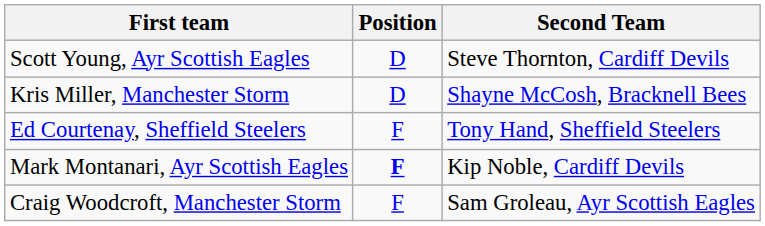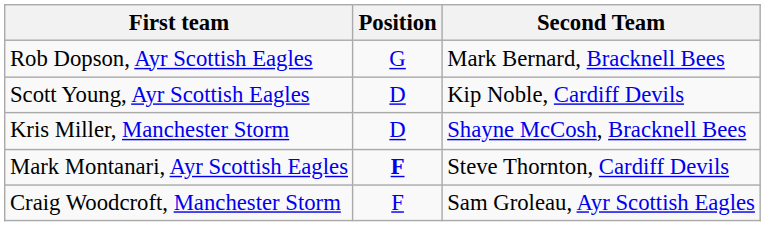+ row: (161, 58)
(588, 58) Steve Thornton, Cardiff Devils -> (566, 94) Kip Noble, Cardiff Devils
- row: (158, 130)
(566, 166) Kip Noble, Cardiff Devils -> (588, 166) Steve Thornton, Cardiff Devils
